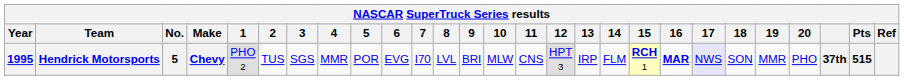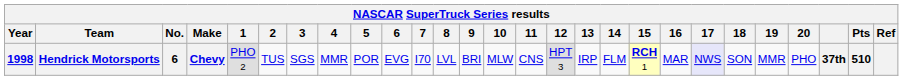(20, 59) 1995 -> (20, 59) 1998
(175, 59) 5 -> (175, 59) 6
(676, 59) bold -> (676, 59) normal
(862, 59) 515 -> (861, 59) 510
